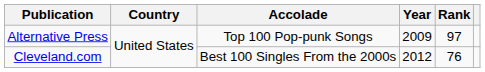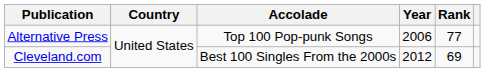(417, 36) 2009 -> (417, 36) 2006
(454, 36) 97 -> (454, 36) 77
(454, 57) 76 -> (454, 57) 69
